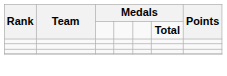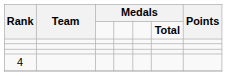+ row: (20, 62)
